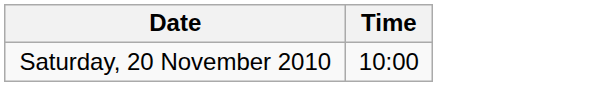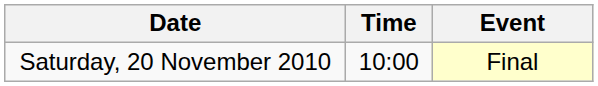+ column: (512, 23)
